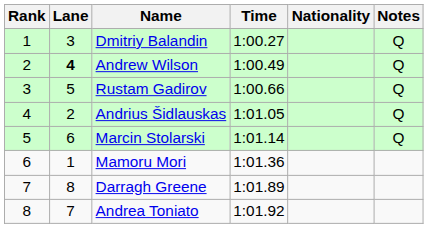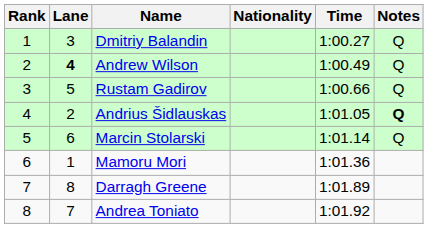columns swapped: (331, 16) <-> (259, 16)
(399, 114) normal -> (399, 114) bold
